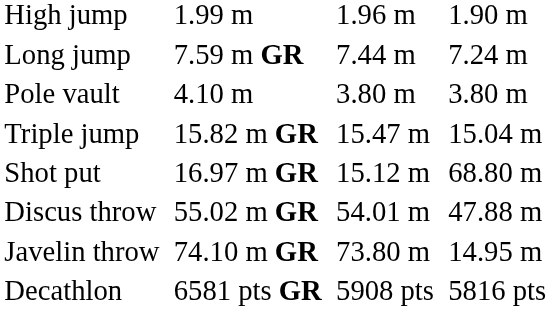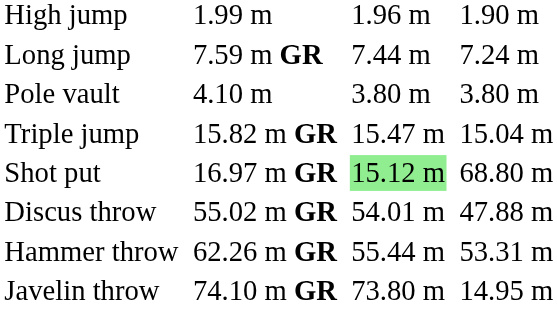(383, 172) no background -> (398, 172) lightgreen background
+ row: (91, 251)
- row: (63, 290)
